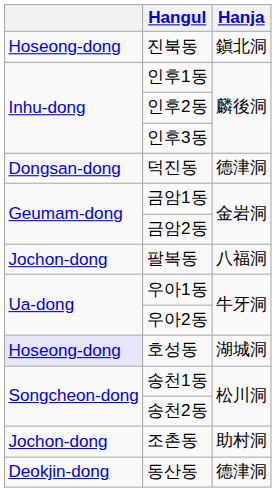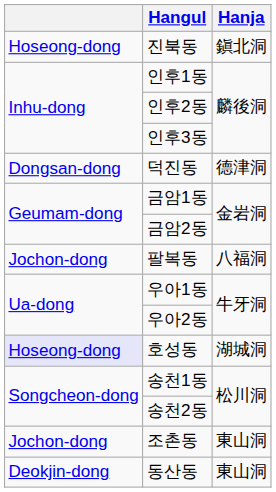(241, 440) 助村洞 -> (241, 440) 東山洞
(241, 471) 德津洞 -> (241, 471) 東山洞
